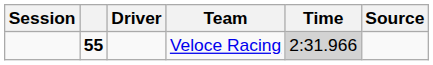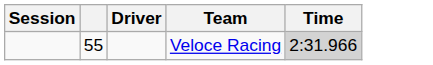- column: (395, 18)
(93, 45) bold -> (93, 45) normal
